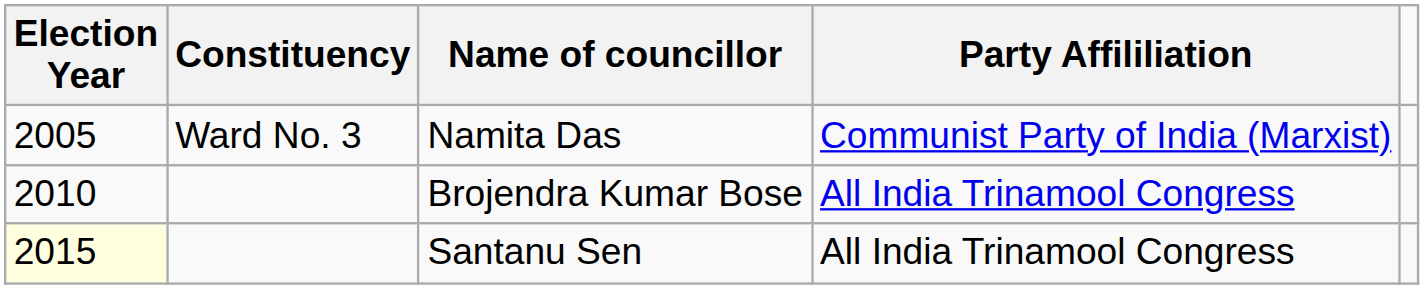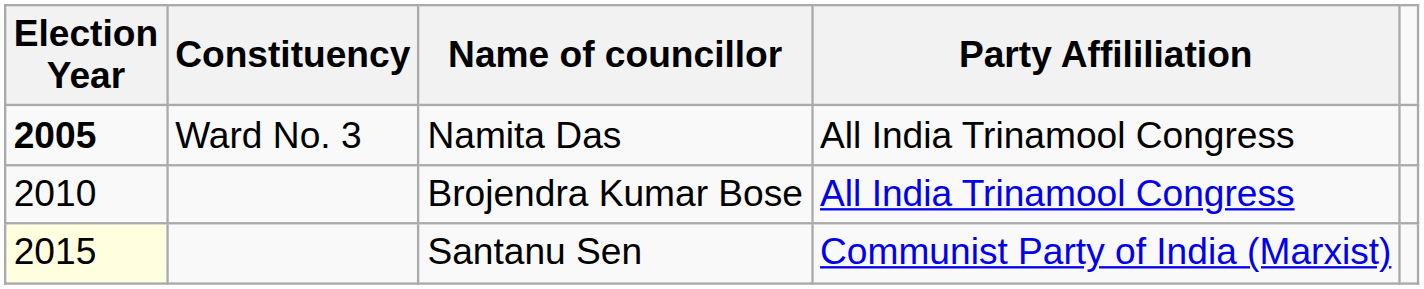(55, 134) normal -> (55, 134) bold
(1106, 134) Communist Party of India (Marxist) -> (1057, 134) All India Trinamool Congress
(1057, 252) All India Trinamool Congress -> (1106, 252) Communist Party of India (Marxist)
